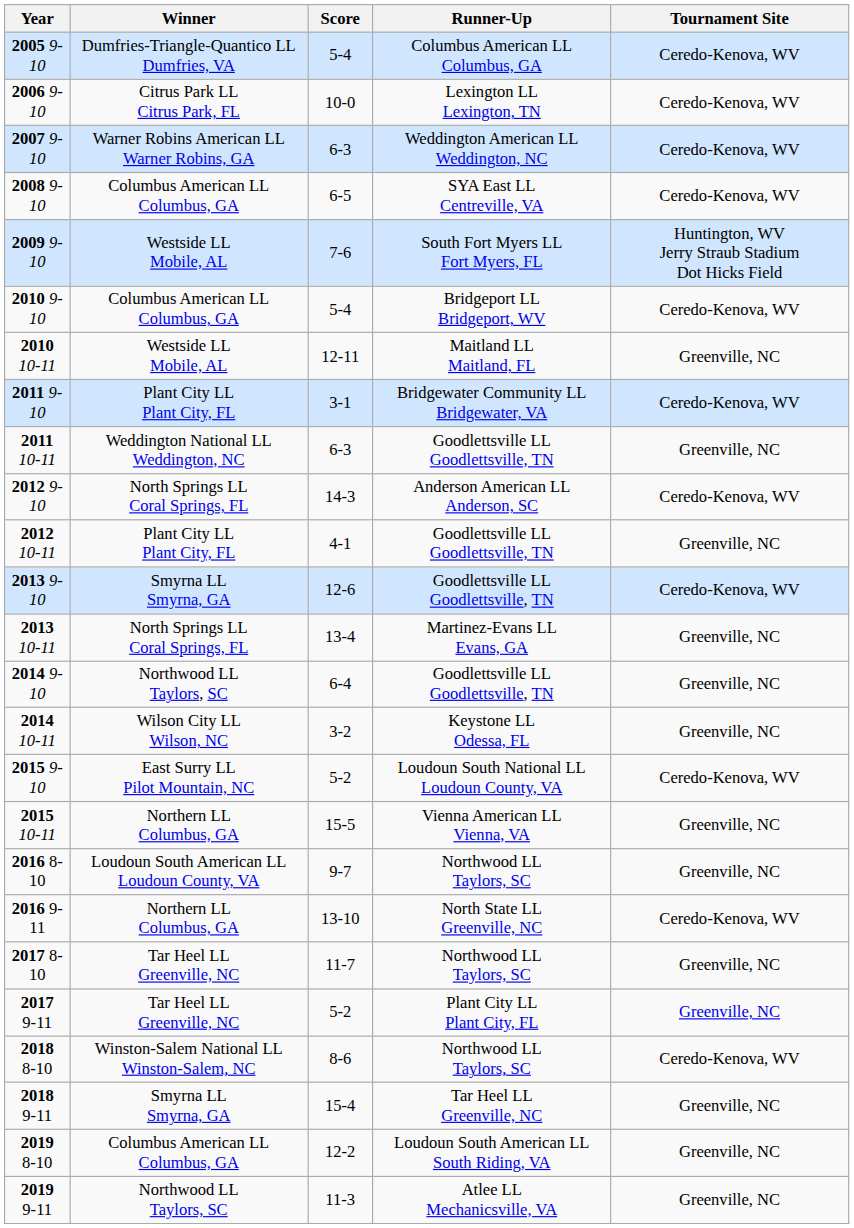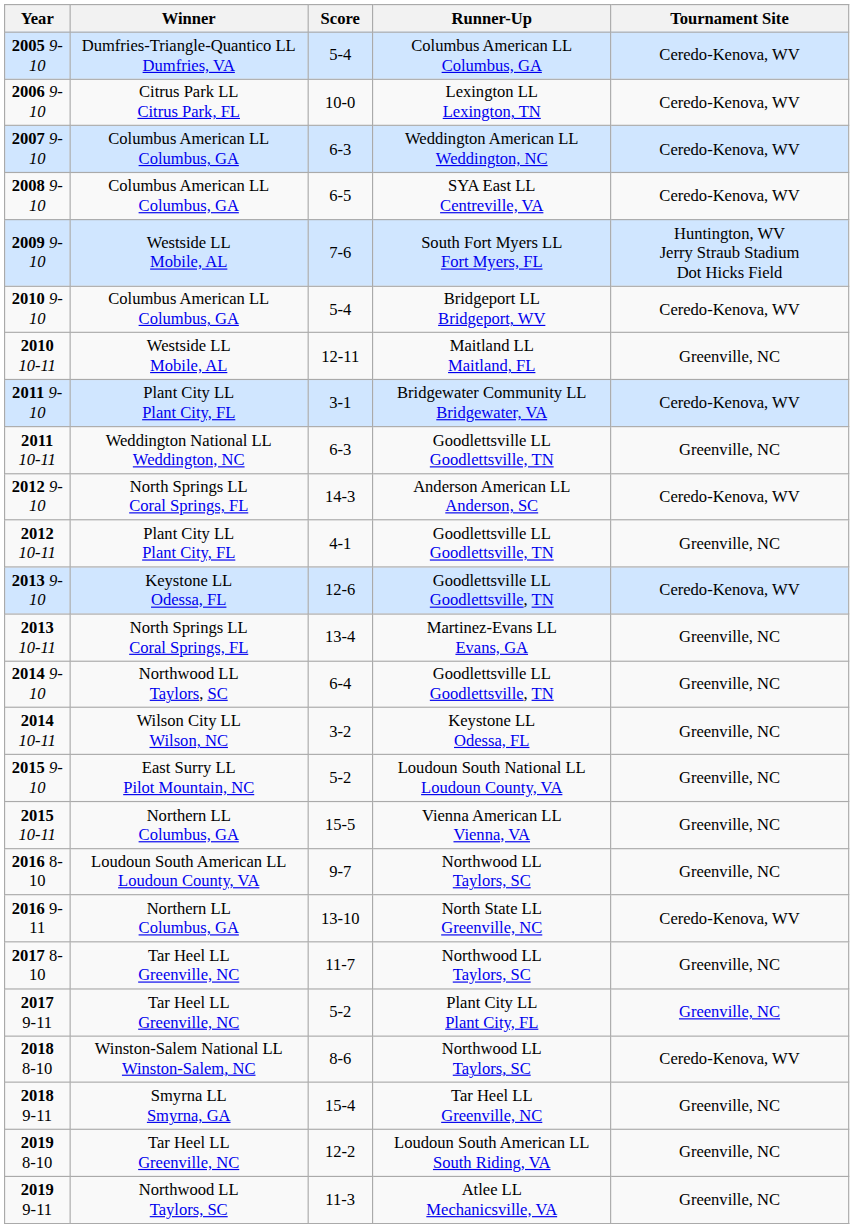(189, 149) Warner Robins American LL Warner Robins, GA -> (189, 149) Columbus American LL Columbus, GA
(189, 590) Smyrna LL Smyrna, GA -> (189, 590) Keystone LL Odessa, FL
(729, 778) Ceredo-Kenova, WV -> (729, 778) Greenville, NC
(189, 1153) Columbus American LL Columbus, GA -> (189, 1153) Tar Heel LL Greenville, NC
